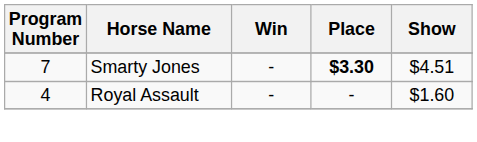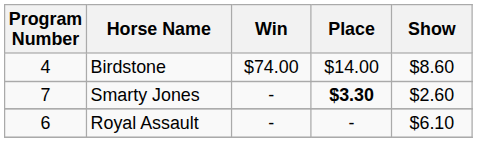+ row: (128, 67)
(432, 67) $4.51 -> (432, 95) $2.60
(45, 95) 4 -> (45, 124) 6
(432, 95) $1.60 -> (432, 124) $6.10
